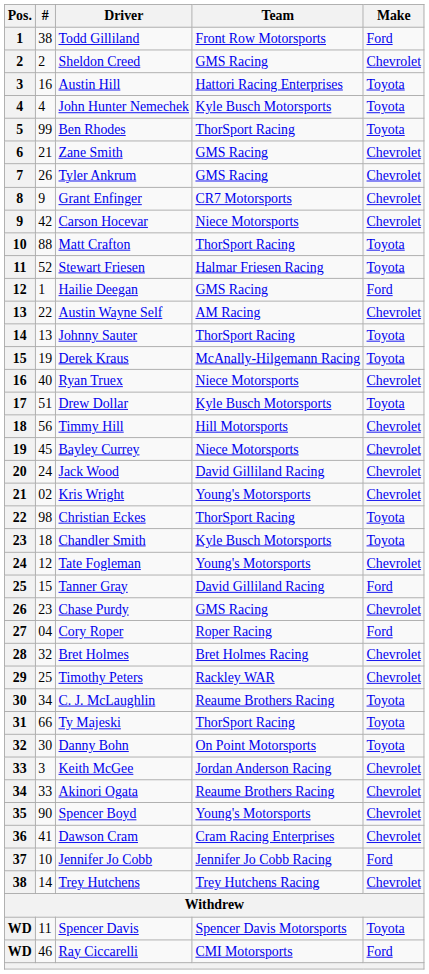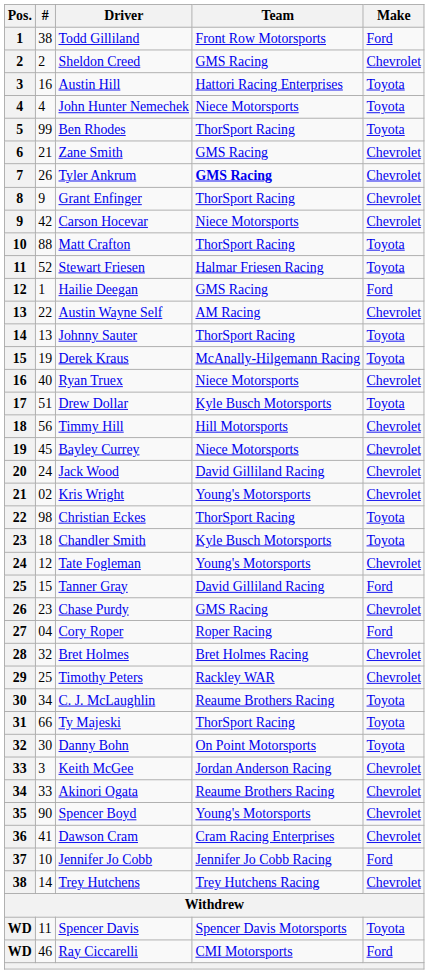(263, 107) Kyle Busch Motorsports -> (247, 107) Niece Motorsports
(232, 175) normal -> (234, 175) bold
(244, 198) CR7 Motorsports -> (245, 198) ThorSport Racing
